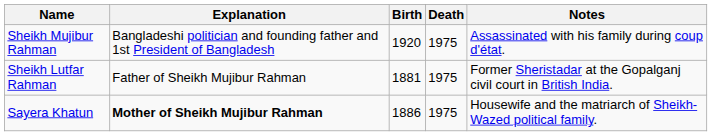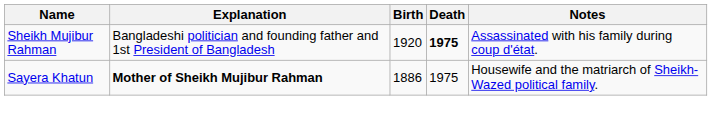(443, 42) normal -> (444, 42) bold
- row: (46, 77)
